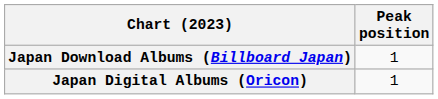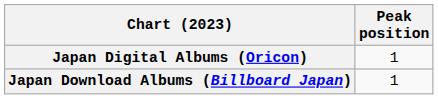rows swapped: (180, 57) <-> (180, 81)
